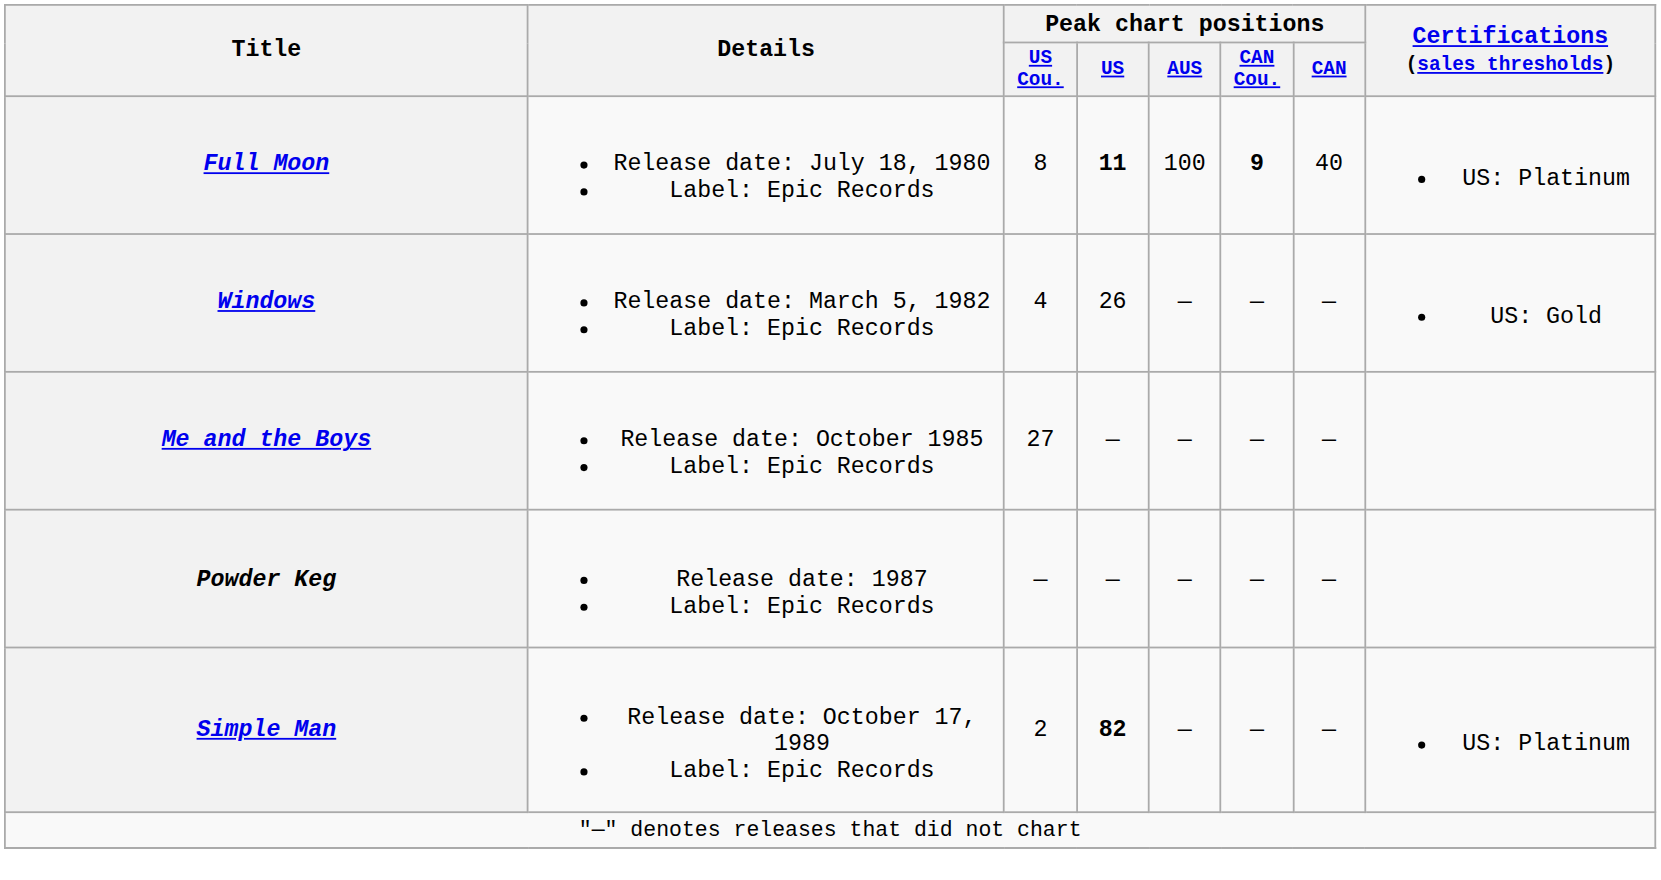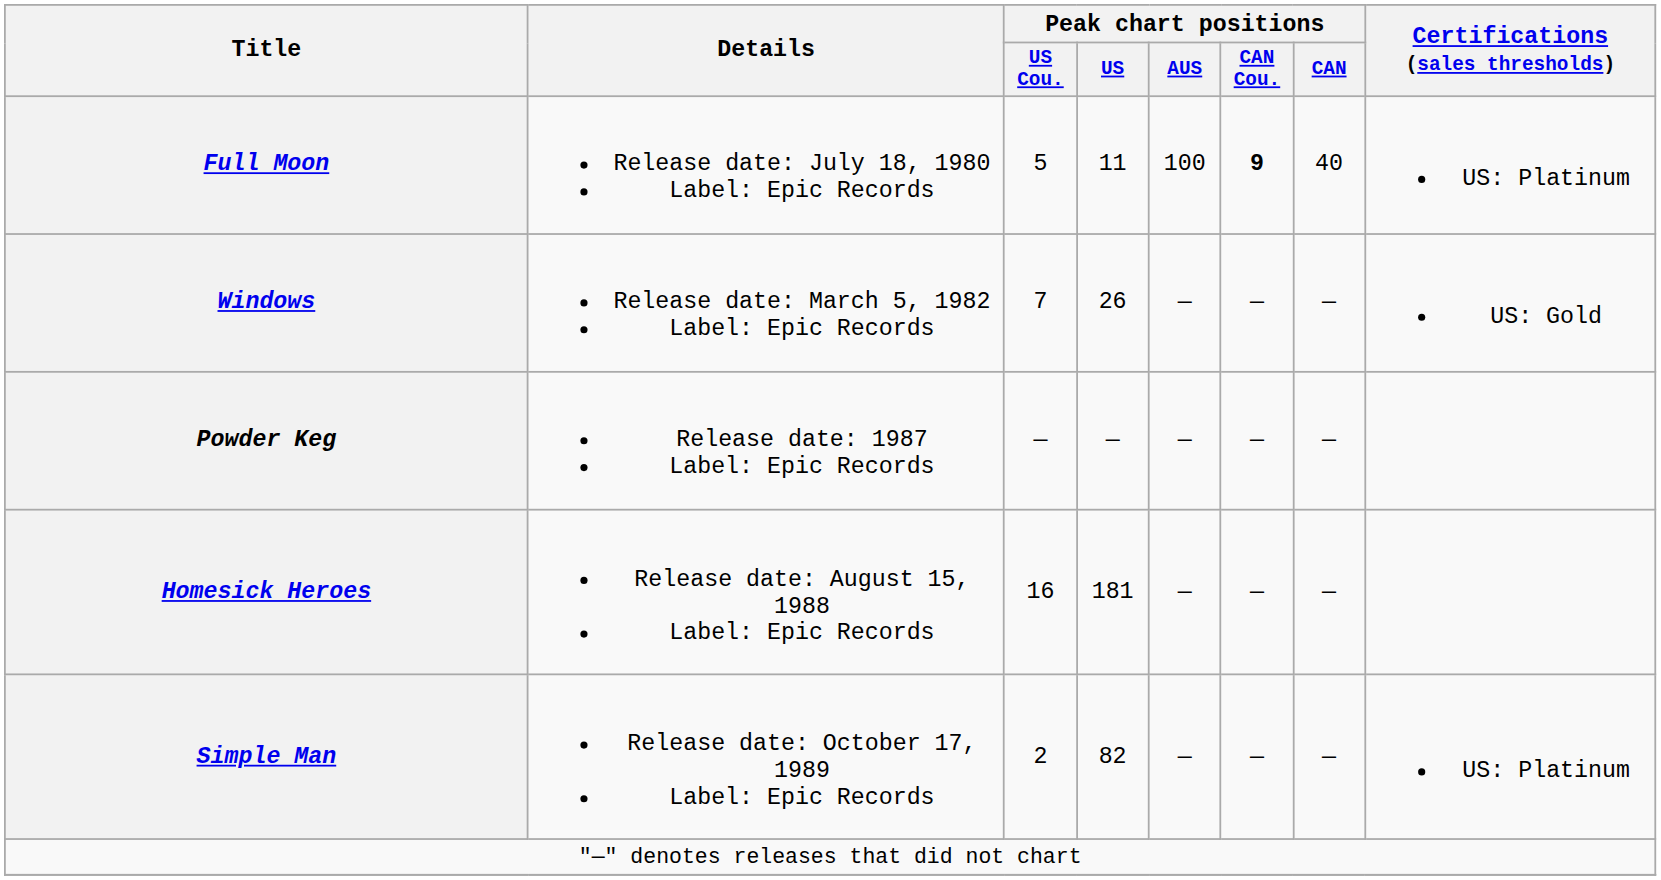(1040, 164) 8 -> (1040, 164) 5
(1113, 164) bold -> (1113, 164) normal
(1040, 303) 4 -> (1040, 303) 7
- row: (266, 441)
+ row: (266, 592)
(1113, 730) bold -> (1113, 757) normal
